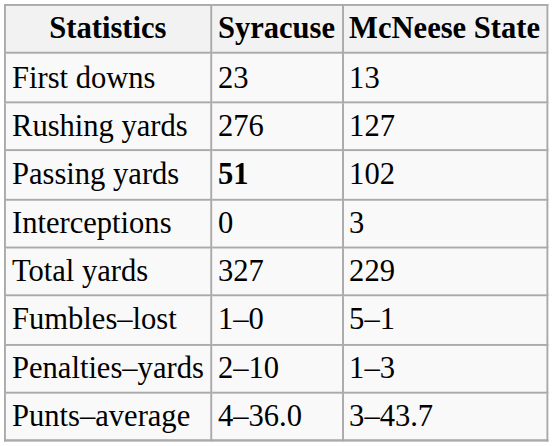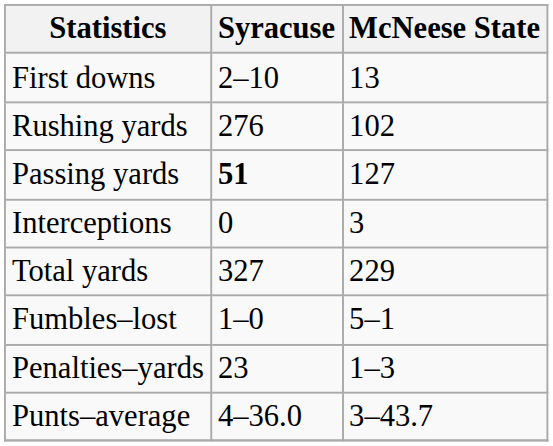(233, 77) 23 -> (248, 77) 2–10
(372, 125) 127 -> (372, 125) 102
(372, 174) 102 -> (372, 174) 127
(248, 367) 2–10 -> (233, 367) 23
